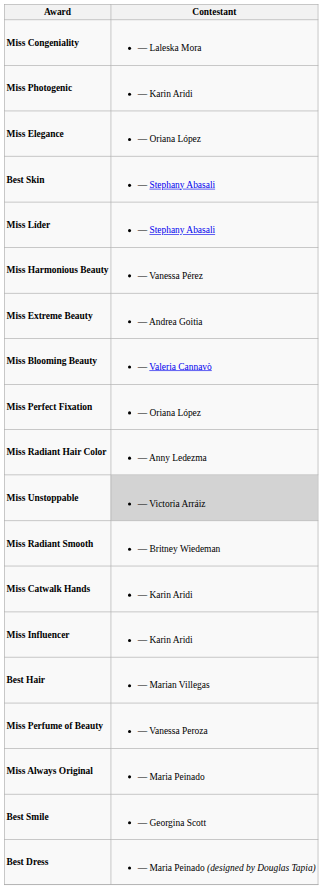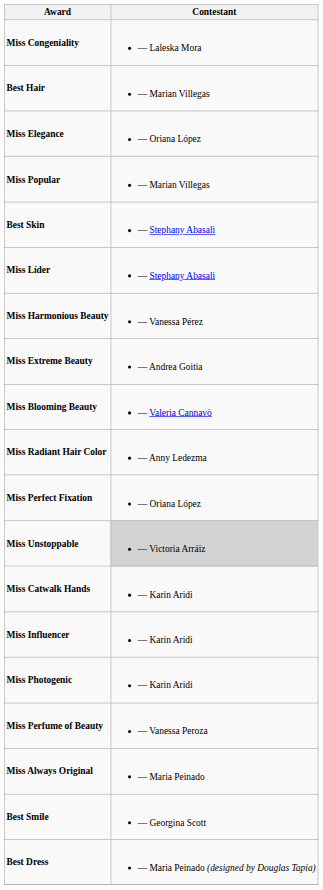rows swapped: (39, 88) <-> (26, 680)
+ row: (33, 179)
rows swapped: (57, 452) <-> (49, 407)
- row: (50, 543)
